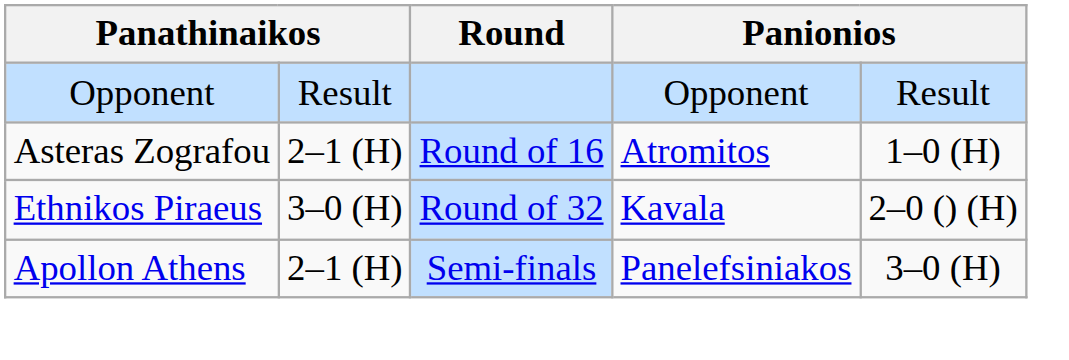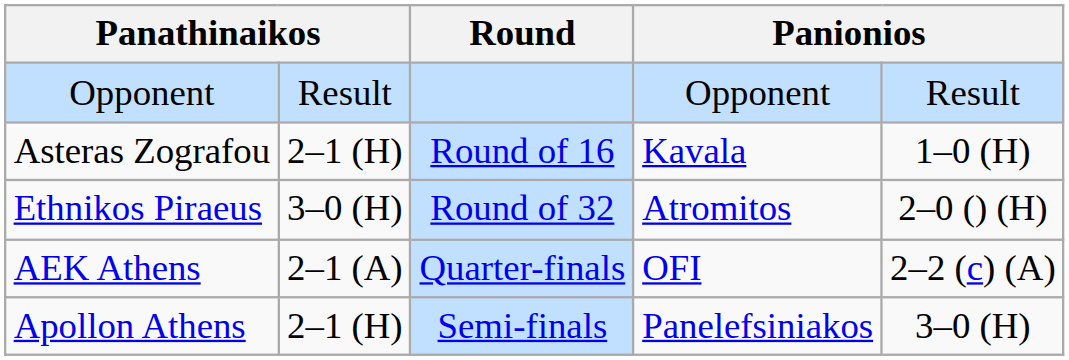(695, 150) Atromitos -> (694, 150) Kavala
(673, 208) Kavala -> (717, 208) Atromitos
+ row: (107, 267)
